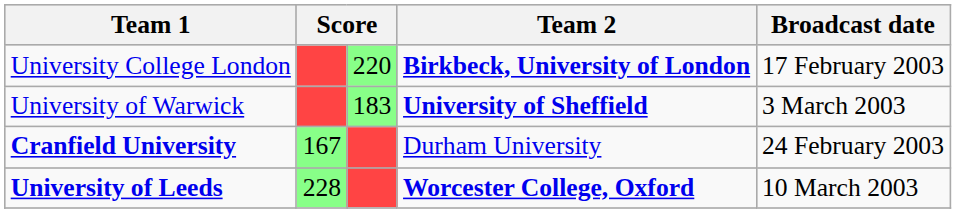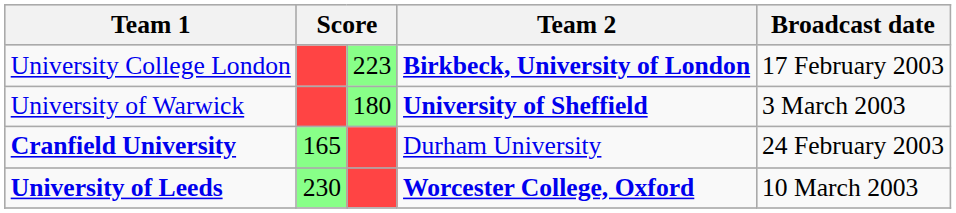(372, 65) 220 -> (372, 65) 223
(372, 106) 183 -> (372, 106) 180
(322, 146) 167 -> (322, 146) 165
(322, 187) 228 -> (322, 187) 230
